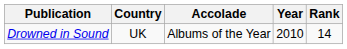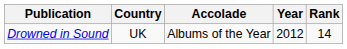(290, 33) 2010 -> (290, 33) 2012
